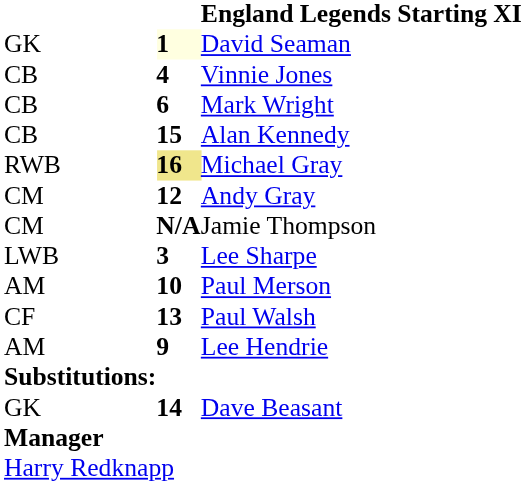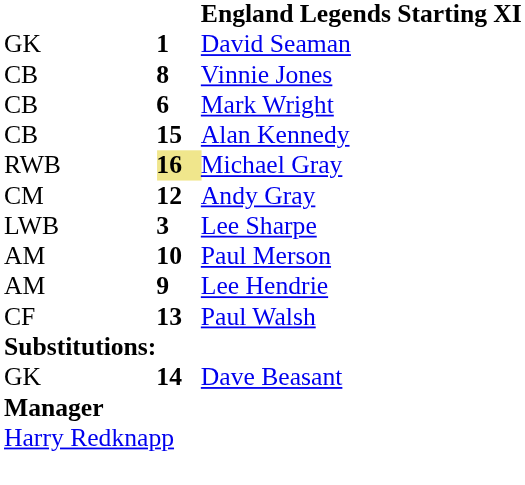(163, 44) lightyellow background -> (163, 44) no background
(163, 74) 4 -> (163, 74) 8
- row: (24, 225)
rows swapped: (25, 346) <-> (20, 316)
